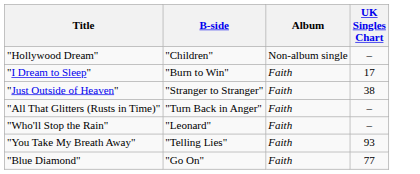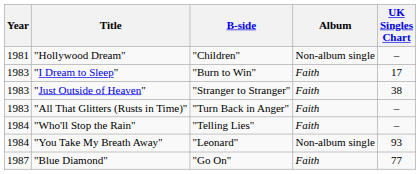+ column: (18, 25)
(188, 125) "Leonard" -> (223, 125) "Telling Lies"
(196, 143) "Telling Lies" -> (215, 143) "Leonard"
(280, 143) Faith -> (335, 143) Non-album single
